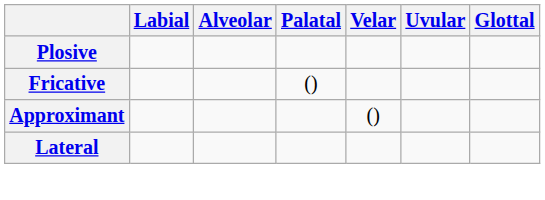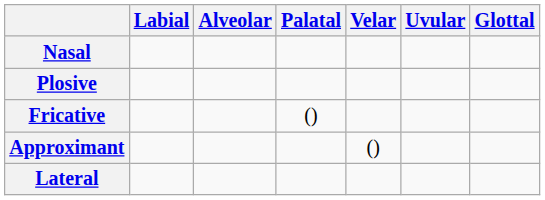+ row: (67, 52)
